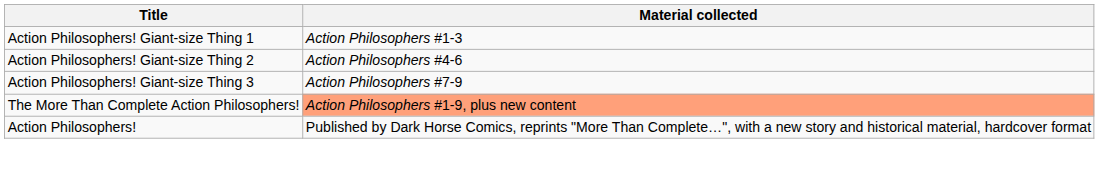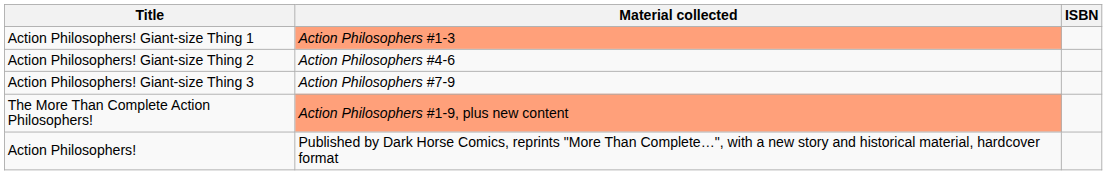+ column: (1082, 15)
(384, 37) no background -> (377, 37) lightsalmon background
